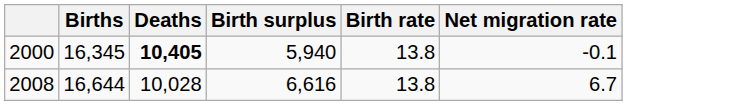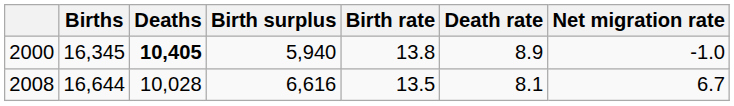+ column: (494, 20)
(600, 52) -0.1 -> (708, 52) -1.0
(416, 84) 13.8 -> (416, 84) 13.5
